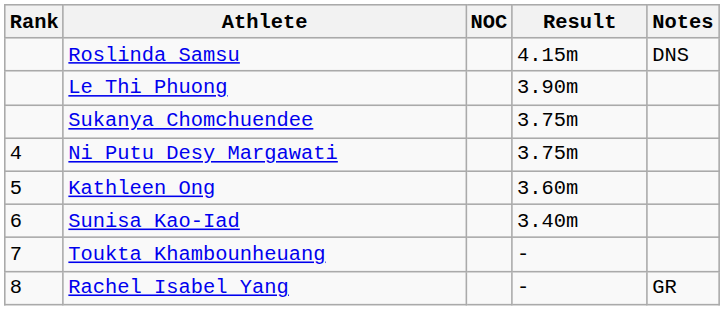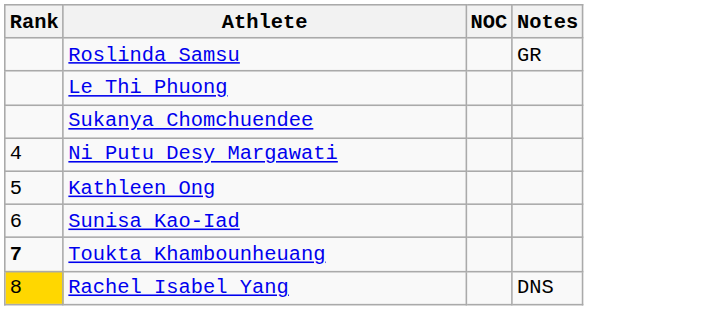- column: (580, 21)
(671, 55) DNS -> (529, 55) GR
(16, 254) normal -> (16, 254) bold
(16, 288) no background -> (16, 288) gold background
(665, 288) GR -> (535, 288) DNS
